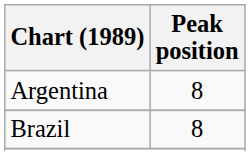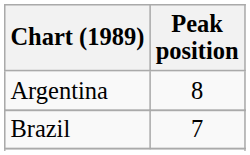(197, 129) 8 -> (197, 129) 7
